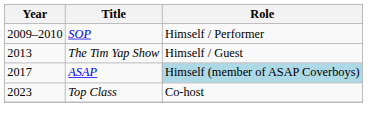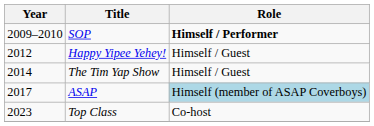(215, 33) normal -> (225, 33) bold
+ row: (117, 53)
(20, 53) 2013 -> (20, 72) 2014
